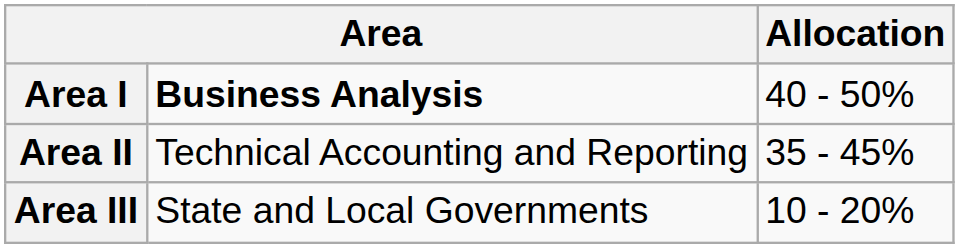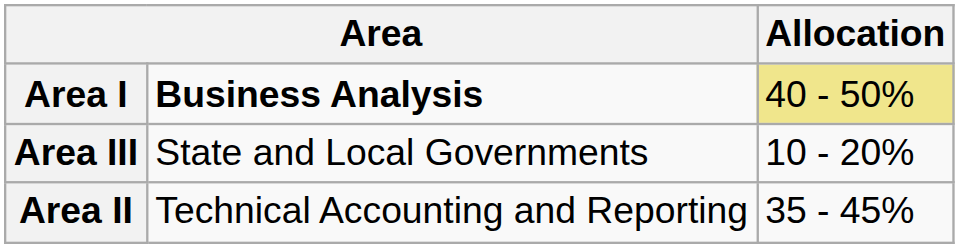(840, 93) no background -> (840, 93) khaki background
rows swapped: (76, 152) <-> (76, 211)
